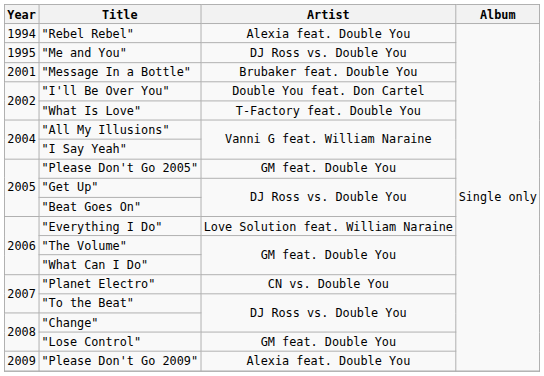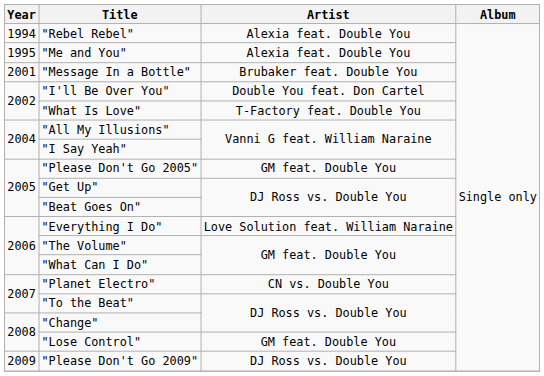(328, 53) DJ Ross vs. Double You -> (328, 53) Alexia feat. Double You
(328, 361) Alexia feat. Double You -> (328, 361) DJ Ross vs. Double You
